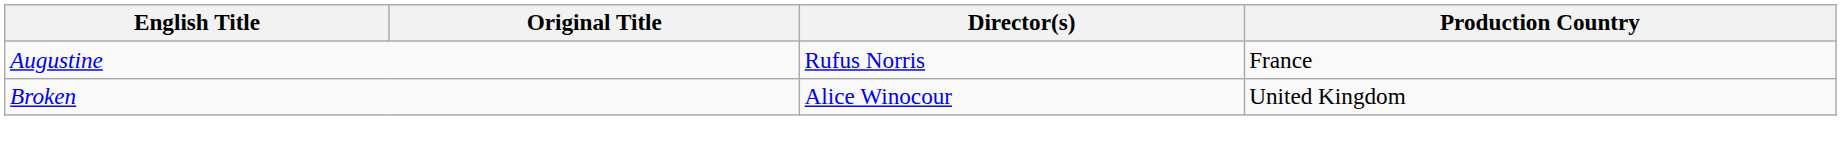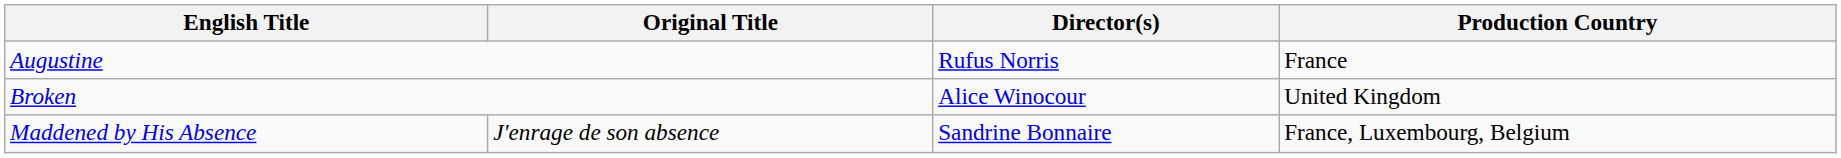+ row: (133, 133)
